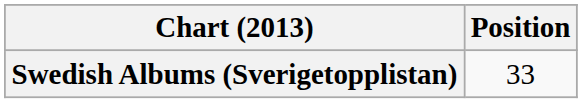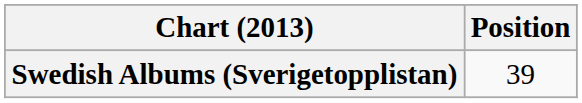(521, 73) 33 -> (521, 73) 39
